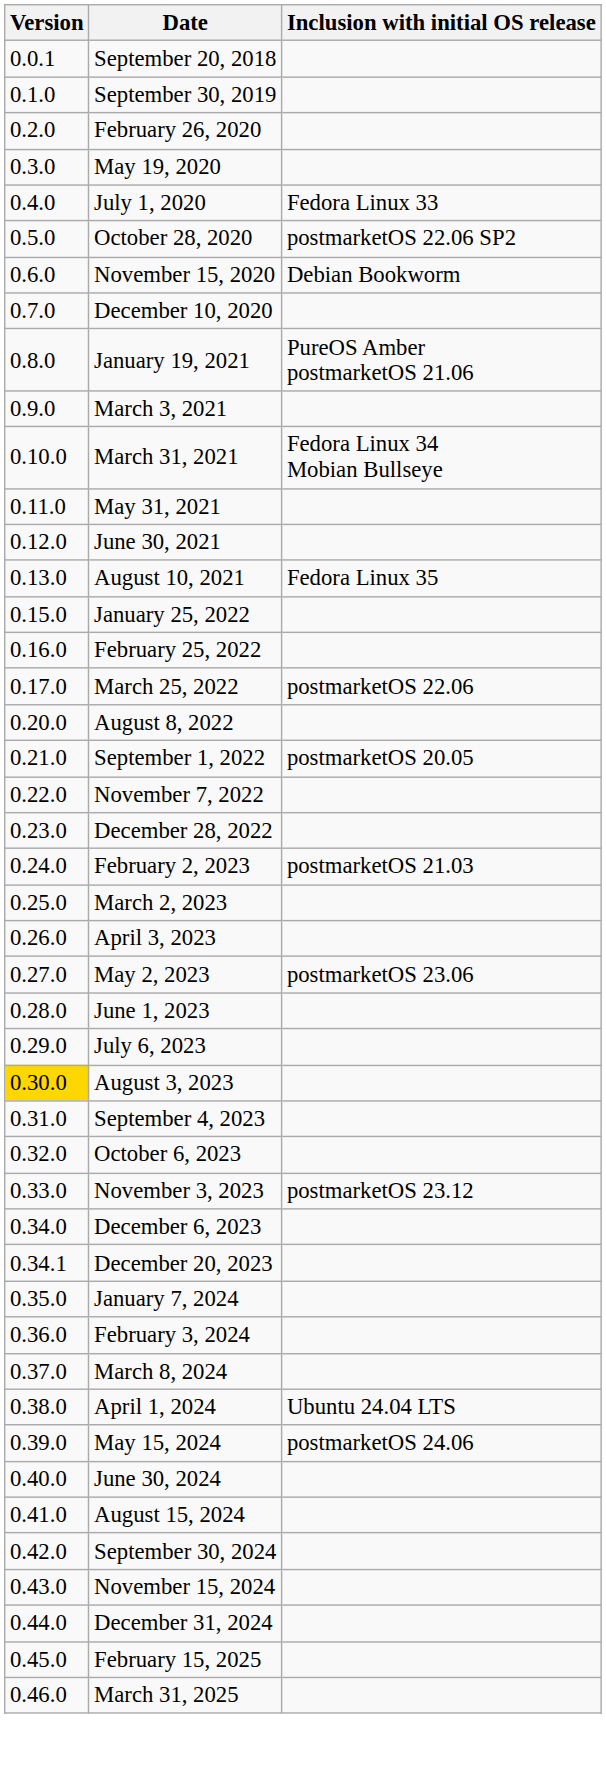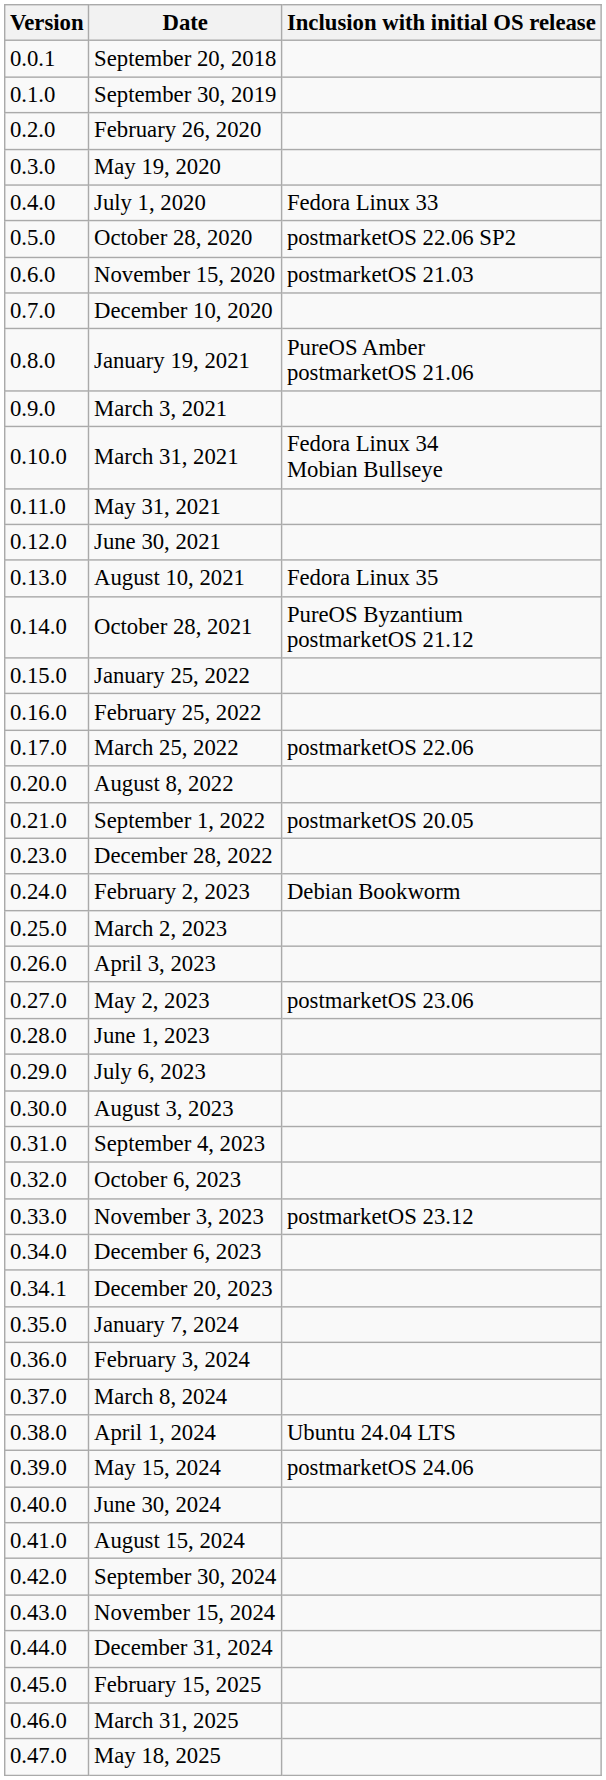(374, 274) Debian Bookworm -> (380, 274) postmarketOS 21.03
+ row: (173, 626)
- row: (179, 794)
(380, 866) postmarketOS 21.03 -> (374, 891) Debian Bookworm
(38, 1082) gold background -> (38, 1108) no background
+ row: (157, 1756)
